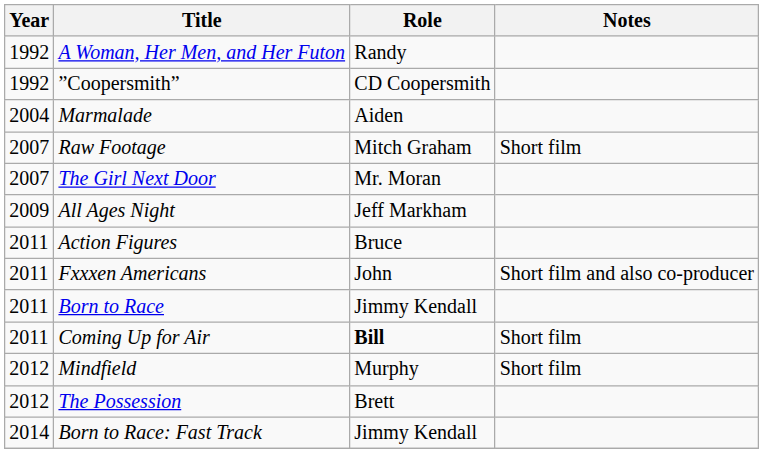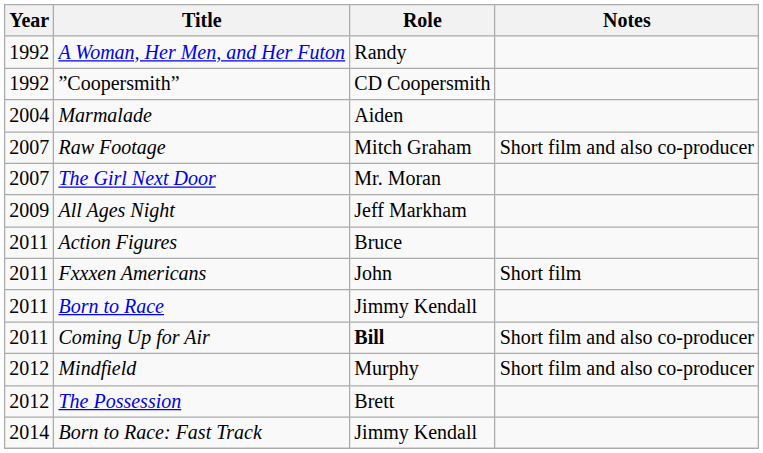(540, 147) Short film -> (627, 147) Short film and also co-producer
(627, 274) Short film and also co-producer -> (540, 274) Short film
(540, 337) Short film -> (627, 337) Short film and also co-producer
(540, 369) Short film -> (627, 369) Short film and also co-producer
